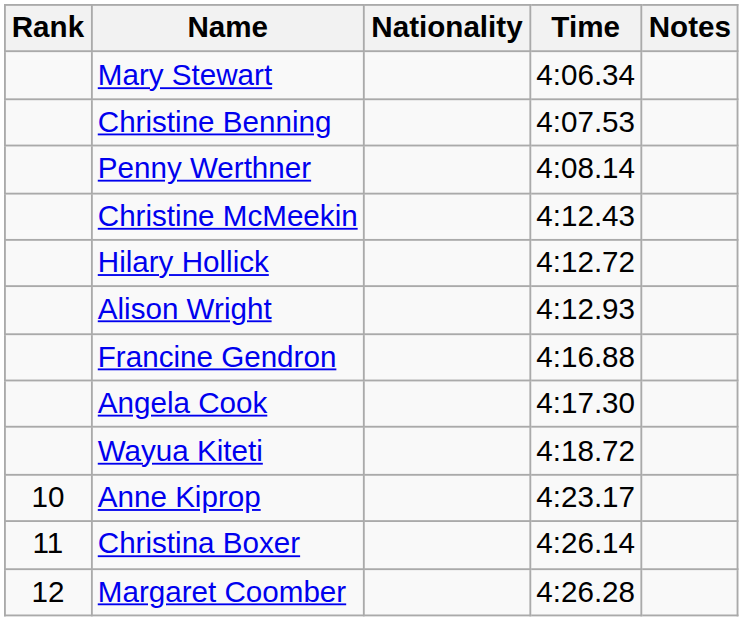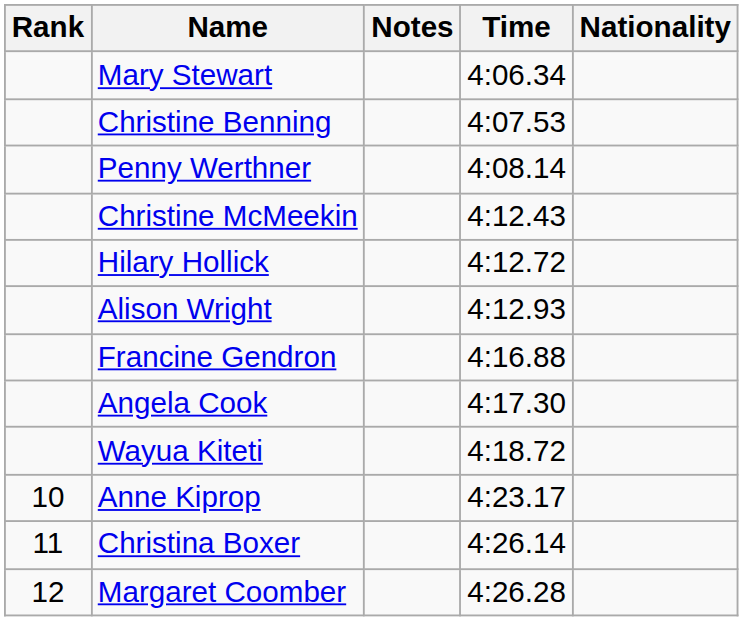columns swapped: (447, 27) <-> (690, 27)
